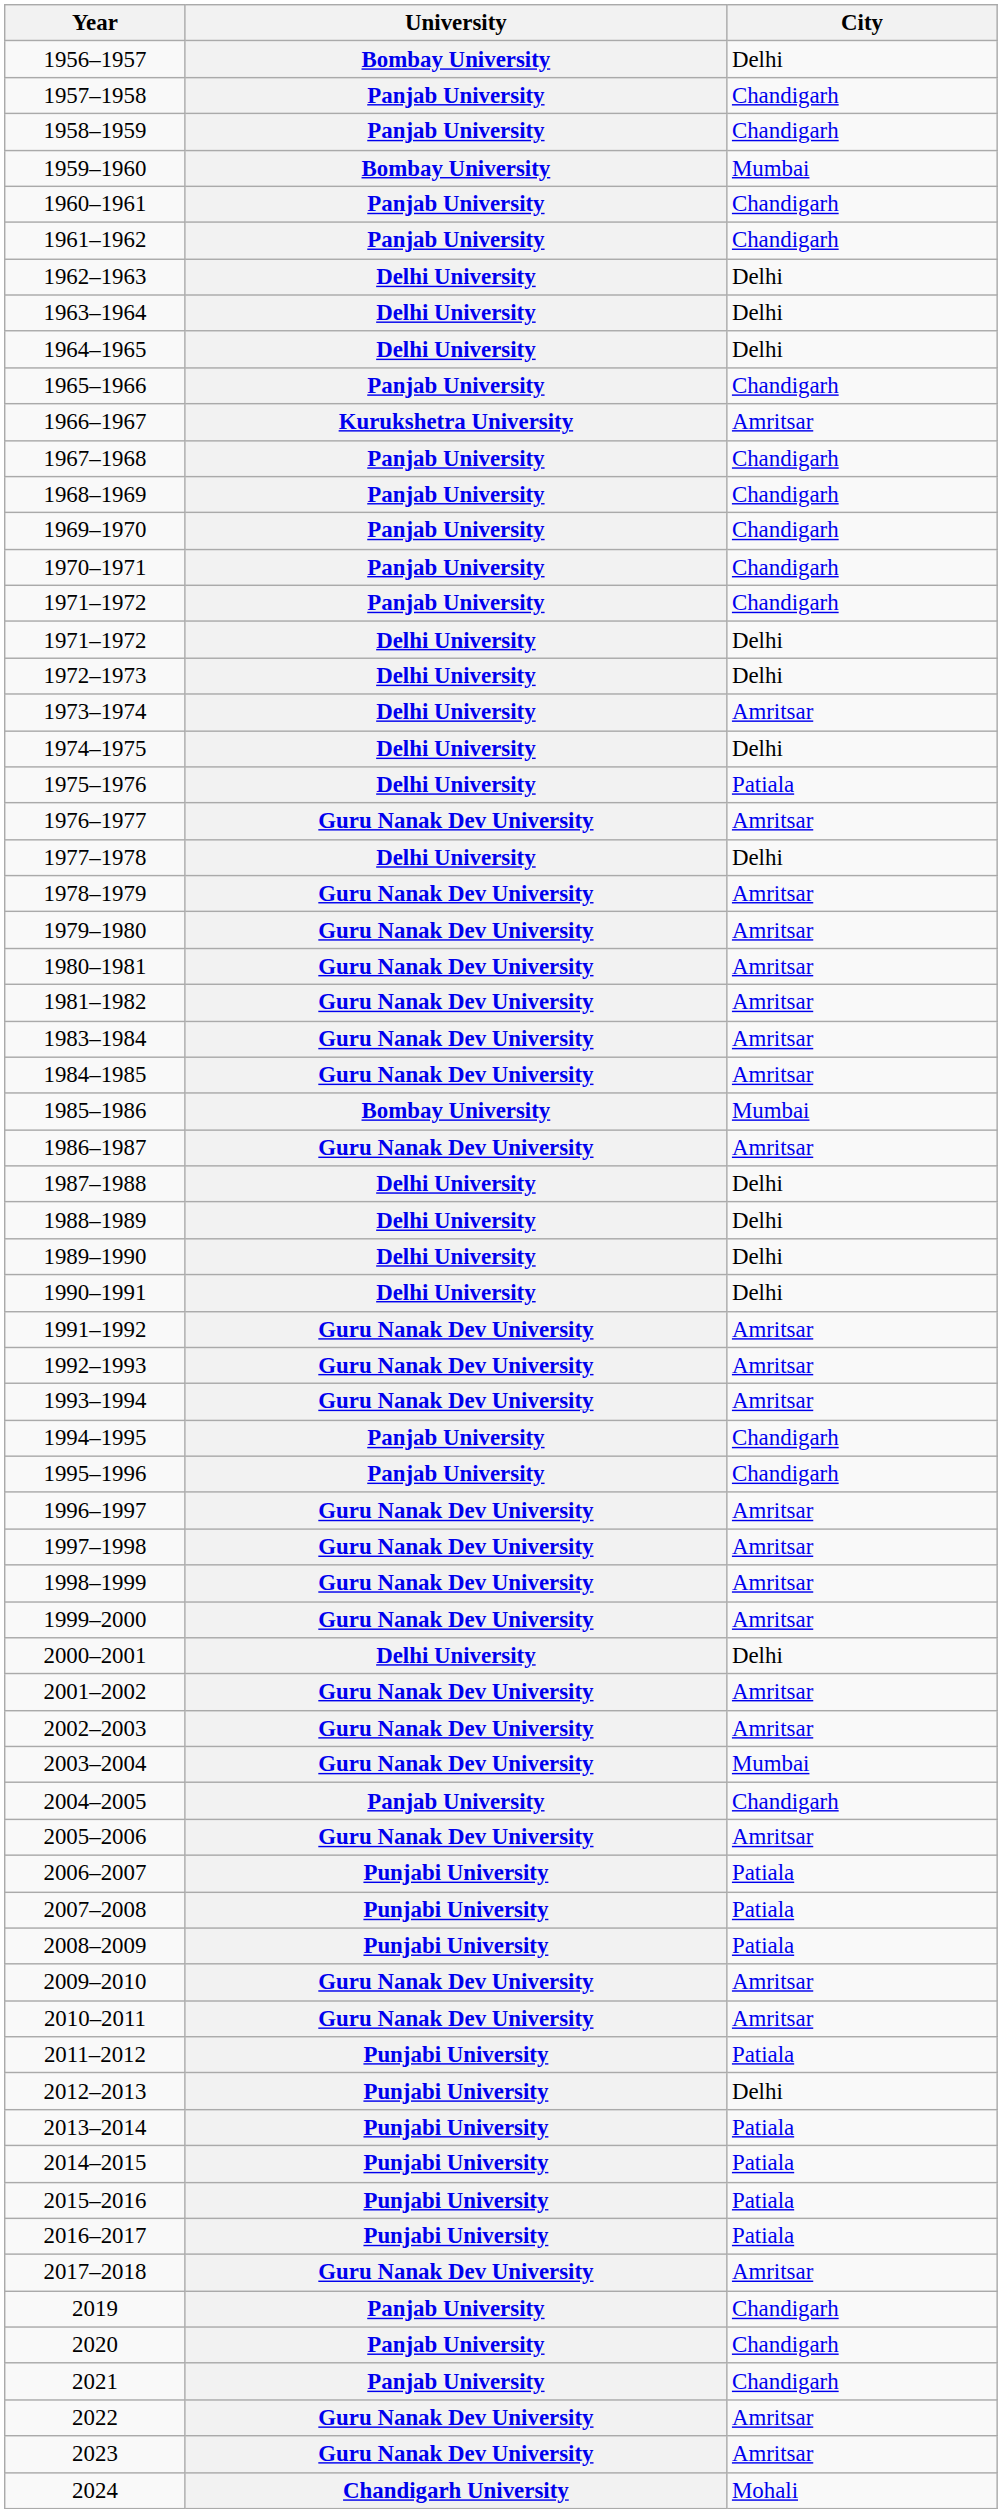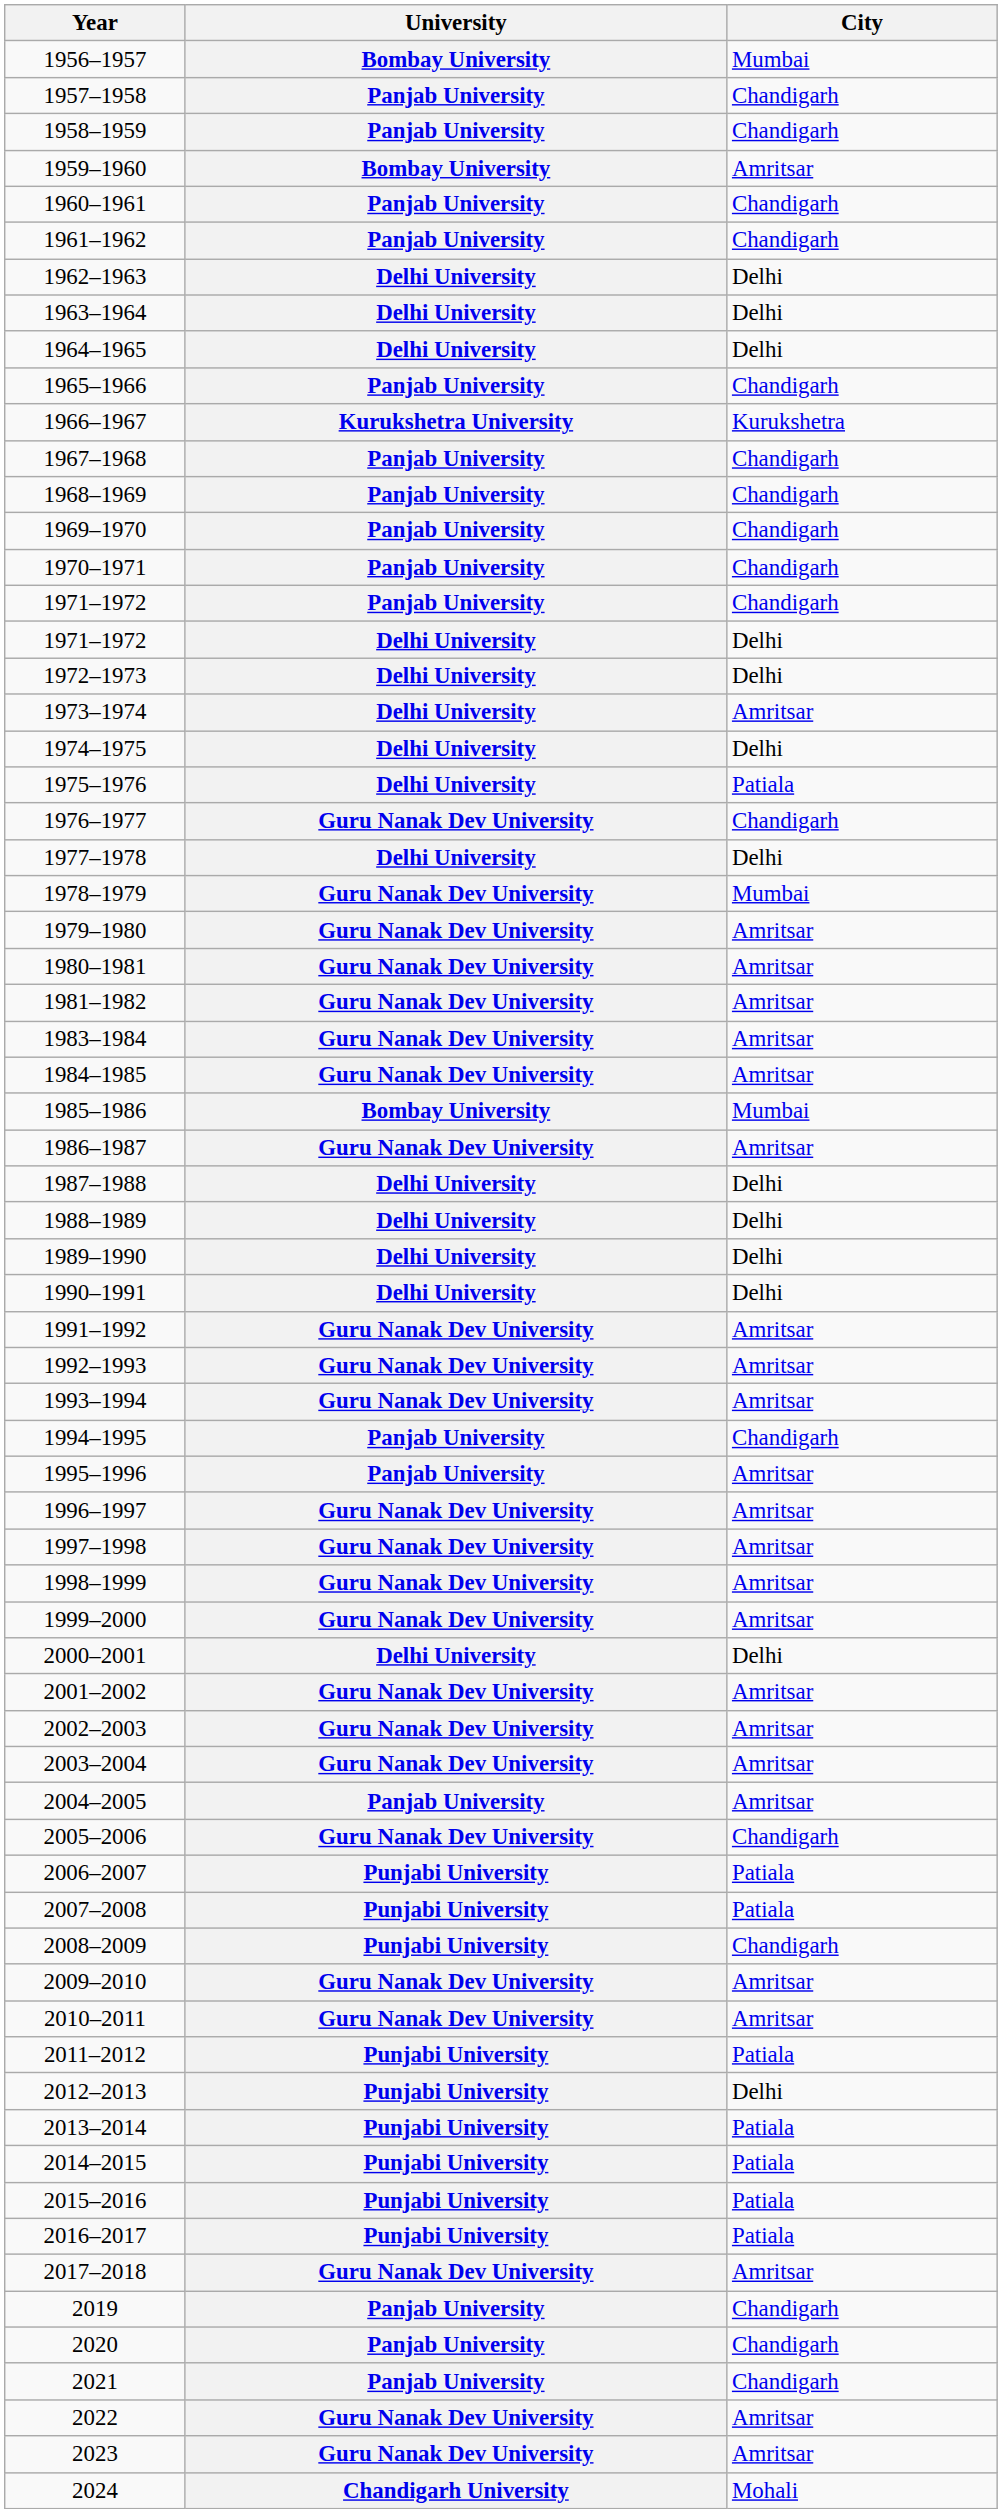(757, 58) Delhi -> (771, 58) Mumbai
(771, 167) Mumbai -> (773, 167) Amritsar
(773, 421) Amritsar -> (788, 421) Kurukshetra
(773, 820) Amritsar -> (785, 820) Chandigarh
(773, 893) Amritsar -> (771, 893) Mumbai
(785, 1474) Chandigarh -> (773, 1474) Amritsar
(771, 1764) Mumbai -> (773, 1764) Amritsar
(785, 1800) Chandigarh -> (773, 1800) Amritsar
(773, 1836) Amritsar -> (785, 1836) Chandigarh
(763, 1945) Patiala -> (785, 1945) Chandigarh
